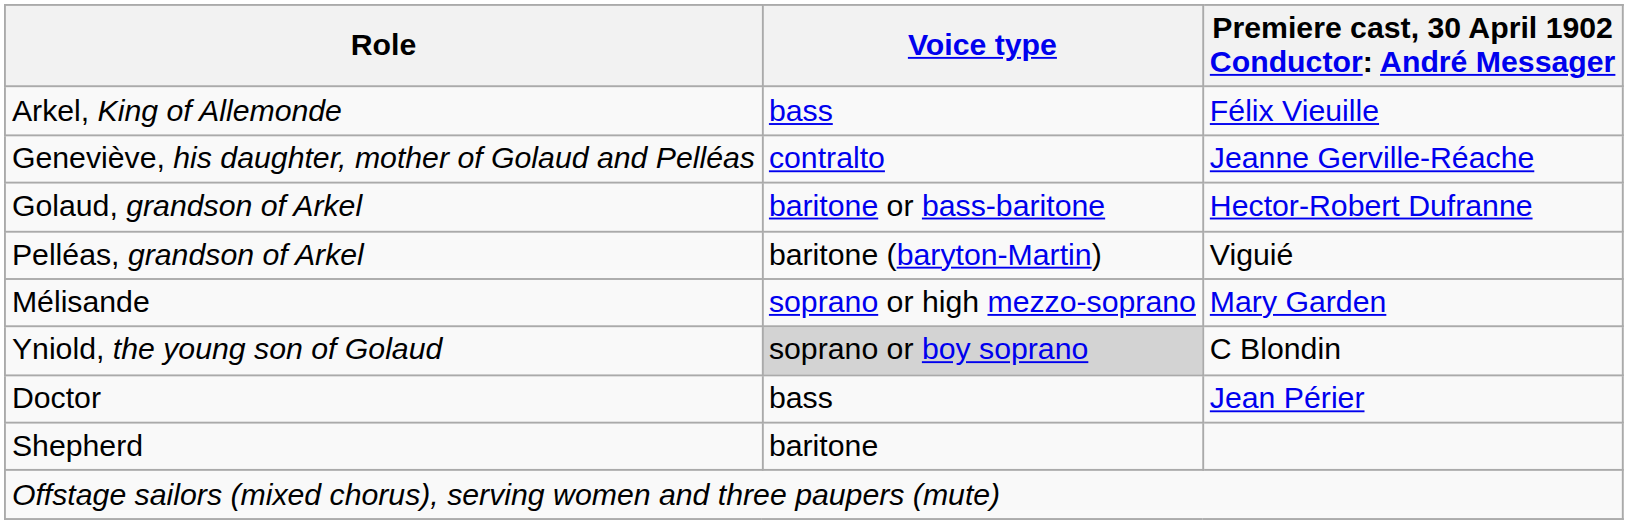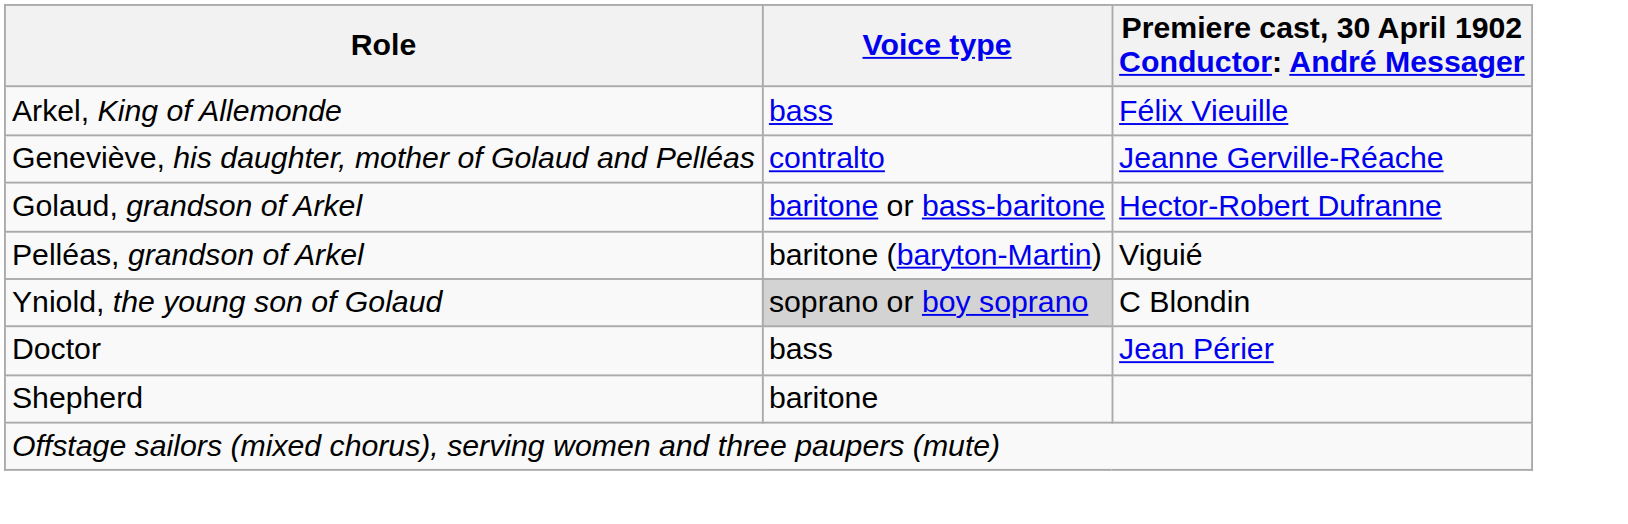- row: (81, 302)
